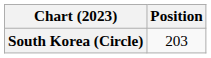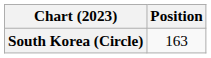(177, 40) 203 -> (177, 40) 163
